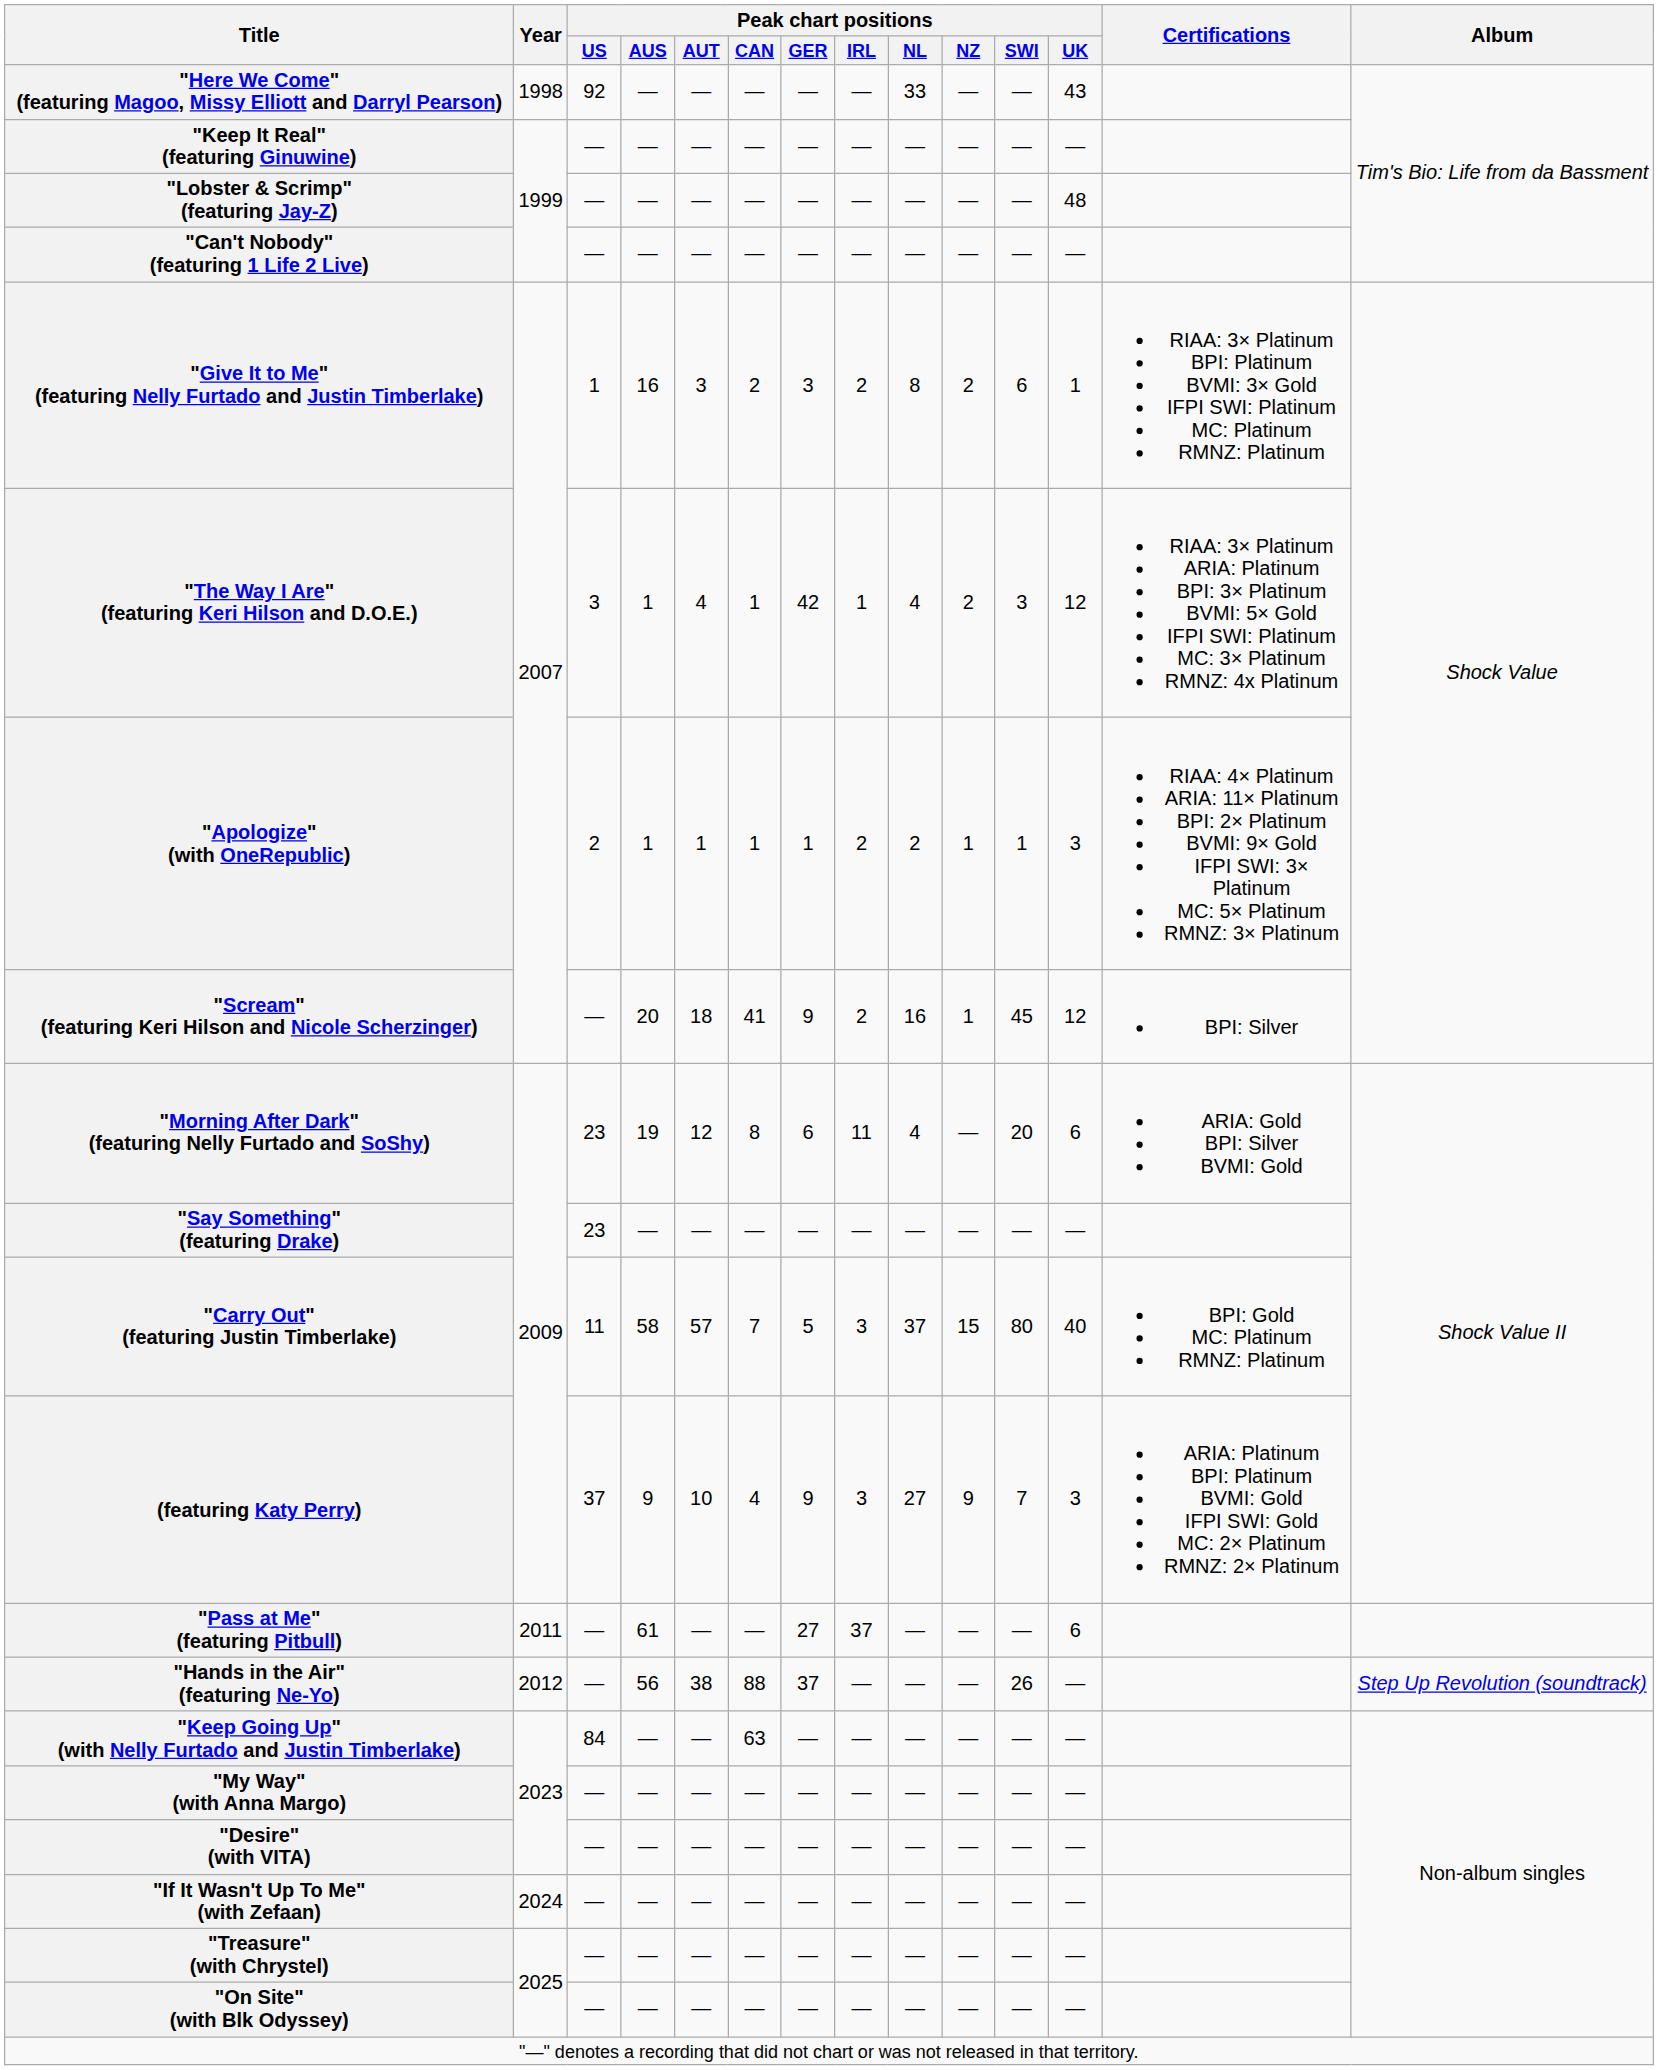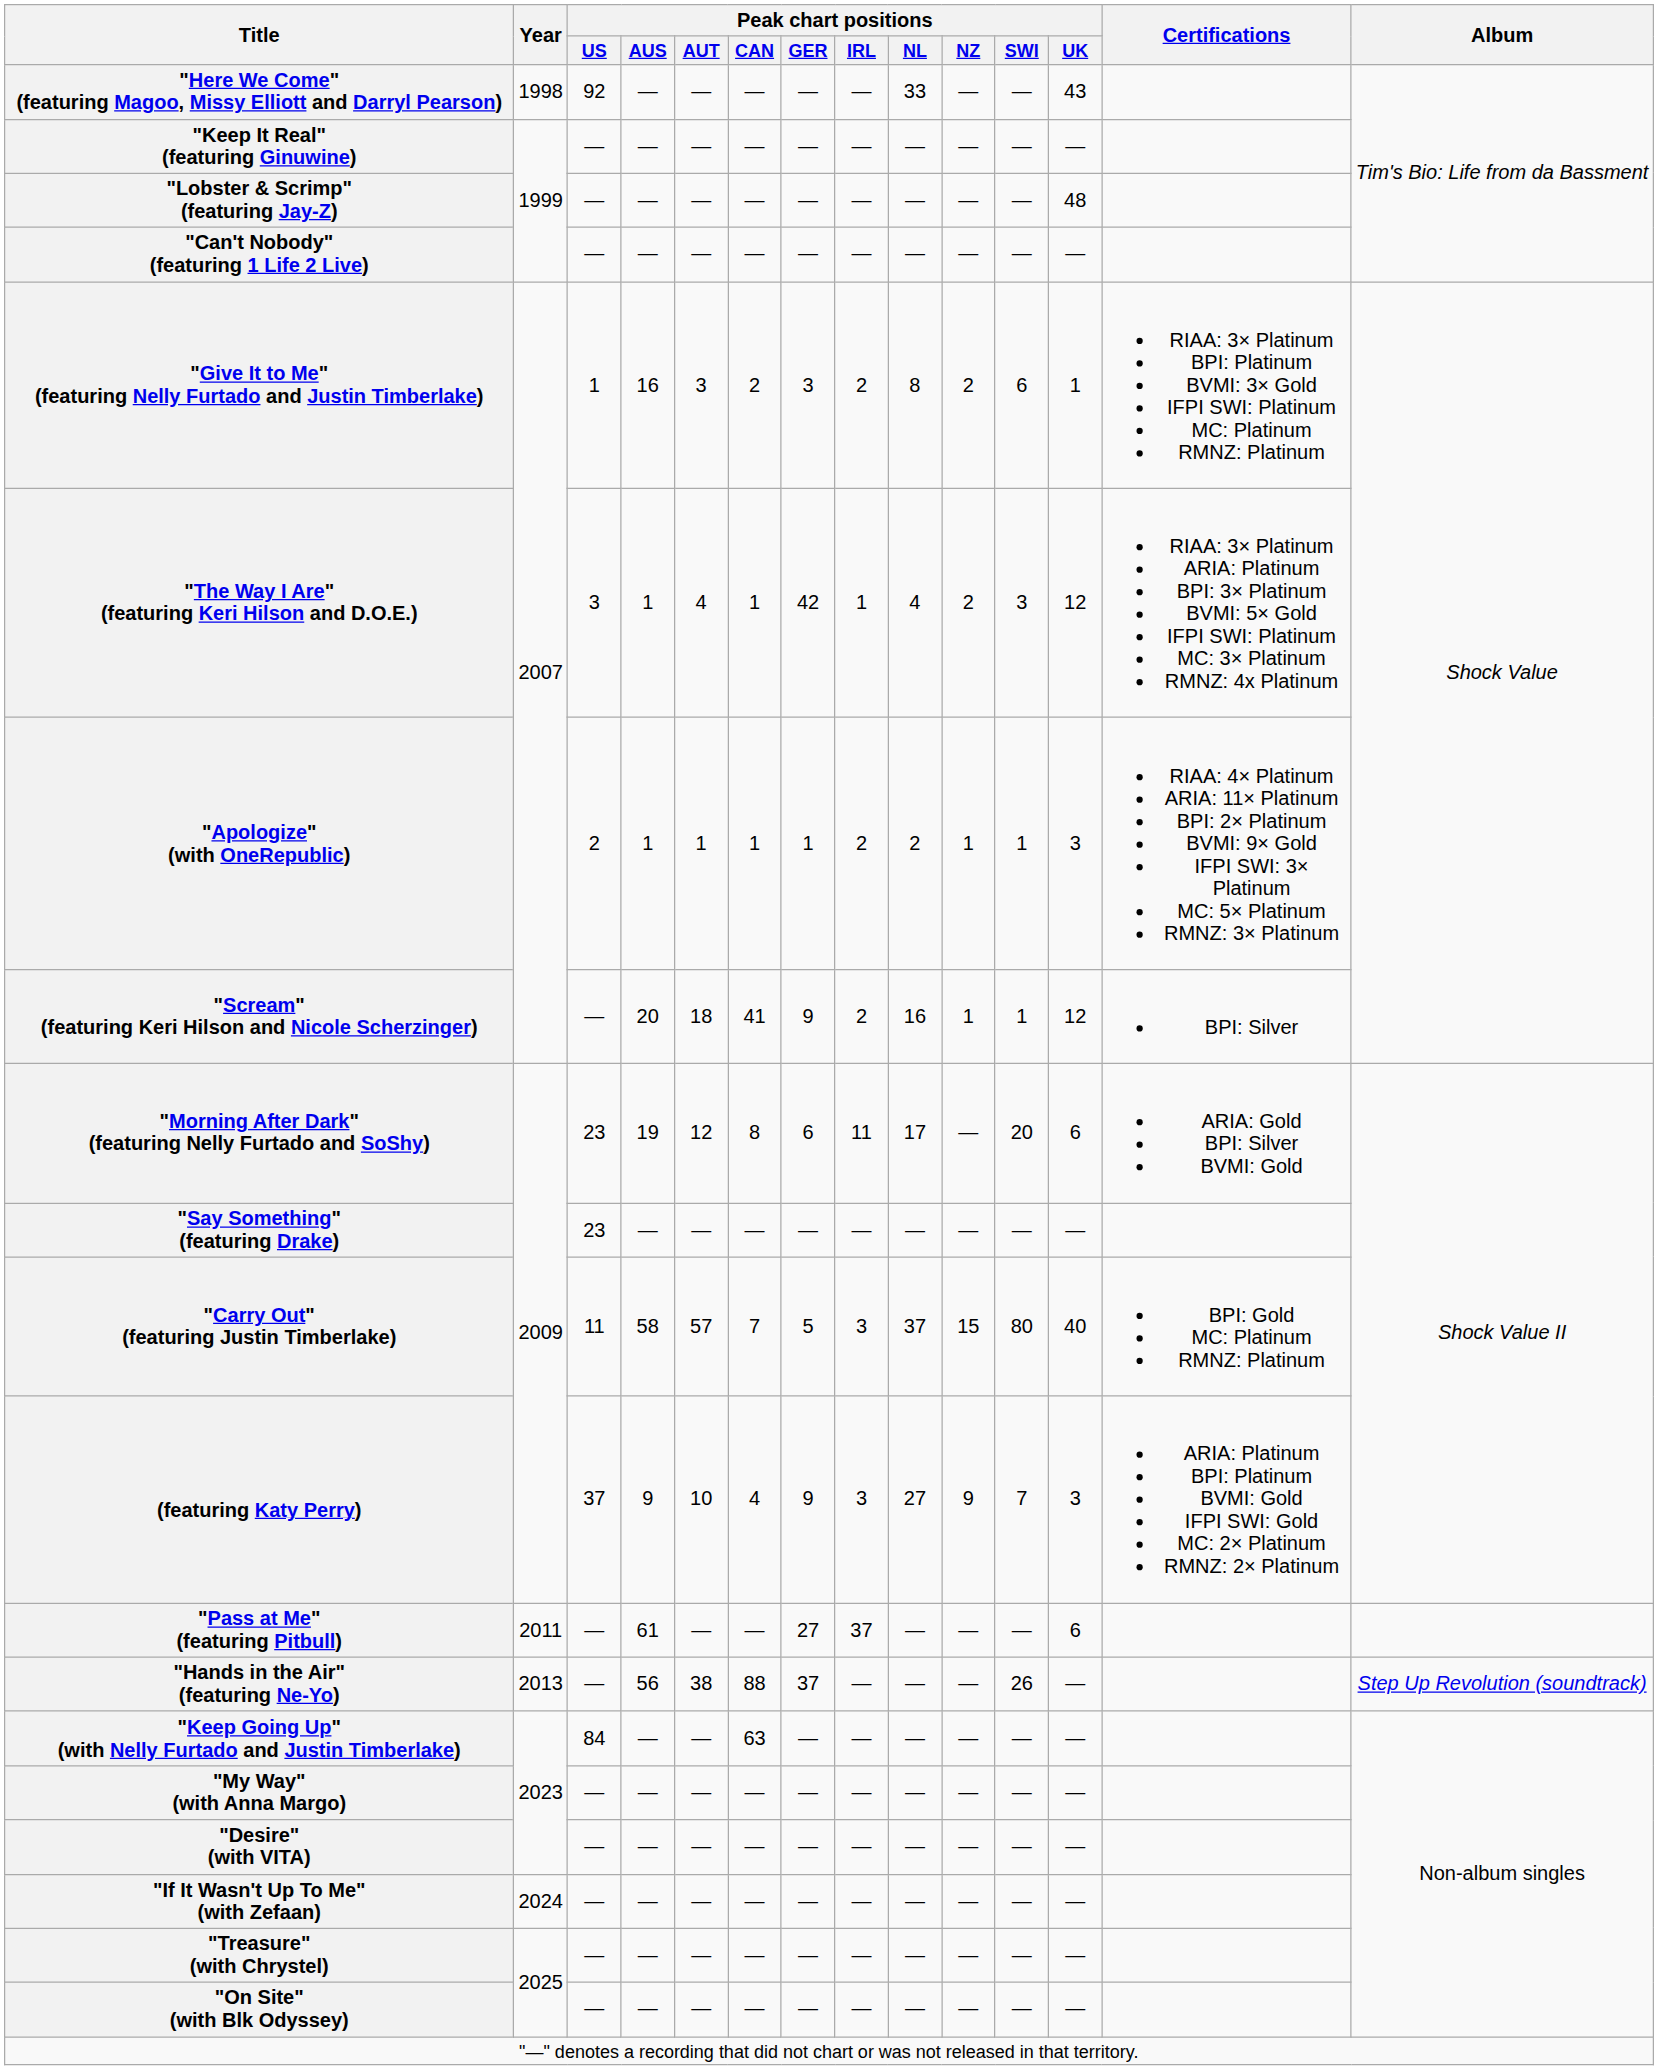(1022, 1016) 45 -> (1022, 1016) 1
(915, 1133) 4 -> (915, 1133) 17
(541, 1684) 2012 -> (541, 1684) 2013
